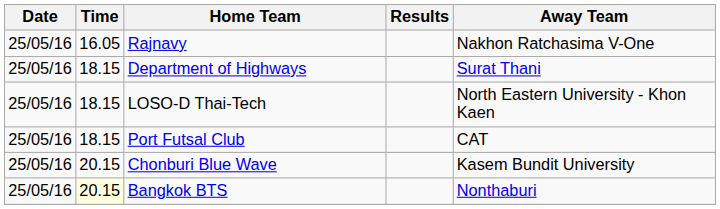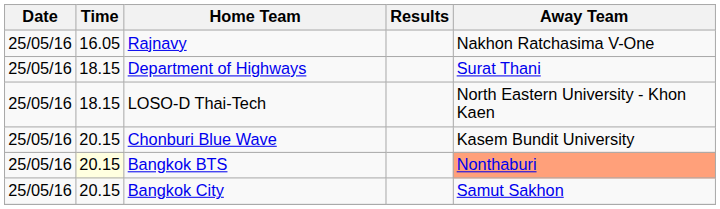- row: (186, 139)
(497, 191) no background -> (497, 165) lightsalmon background
+ row: (176, 191)
